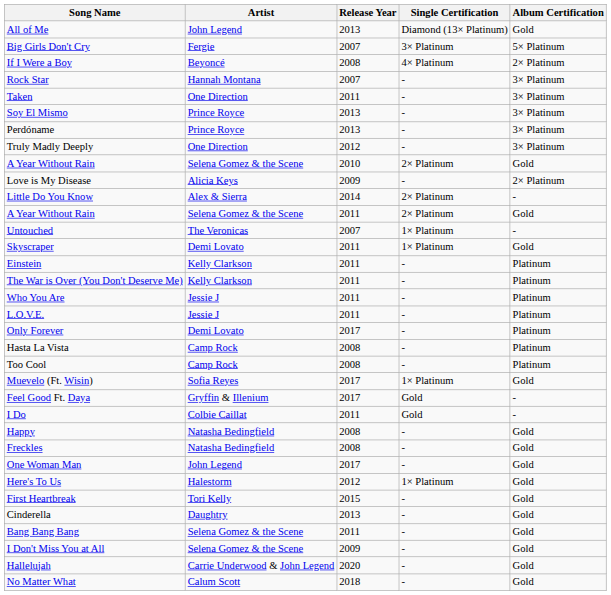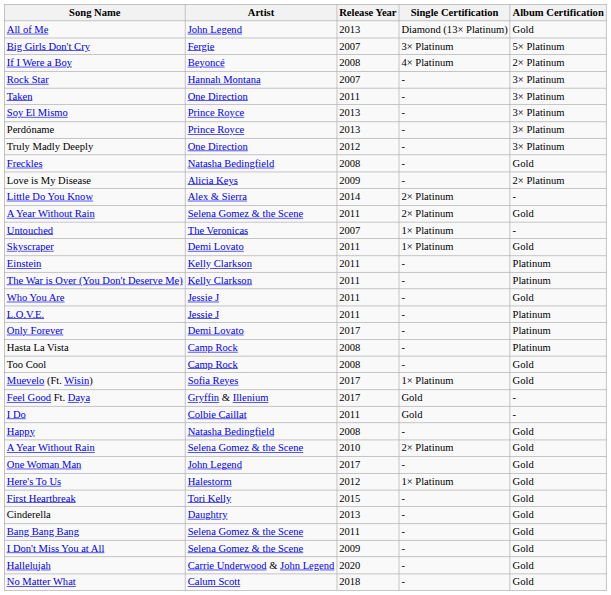rows swapped: (51, 163) <-> (25, 448)
(532, 297) Platinum -> (523, 297) Gold
(532, 364) Platinum -> (523, 364) Gold
